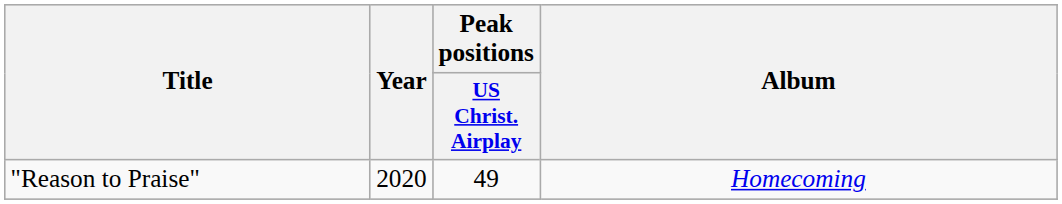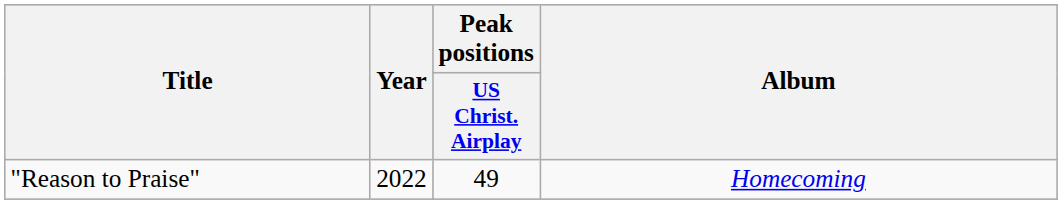(401, 179) 2020 -> (401, 179) 2022
